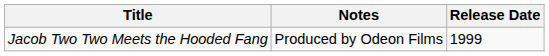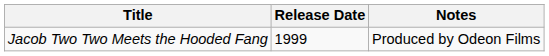columns swapped: (495, 16) <-> (359, 16)
